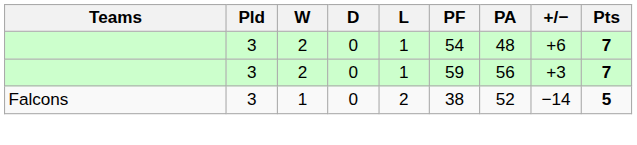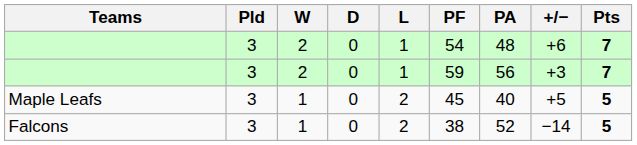+ row: (55, 99)
